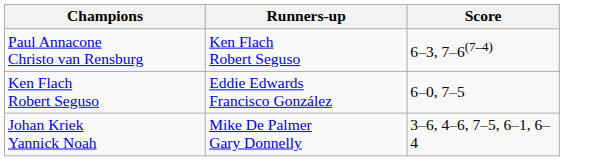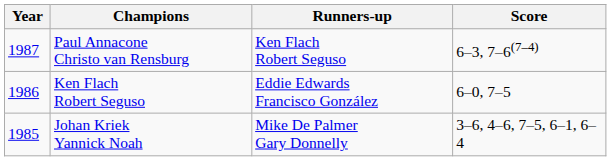+ column: (27, 16)
